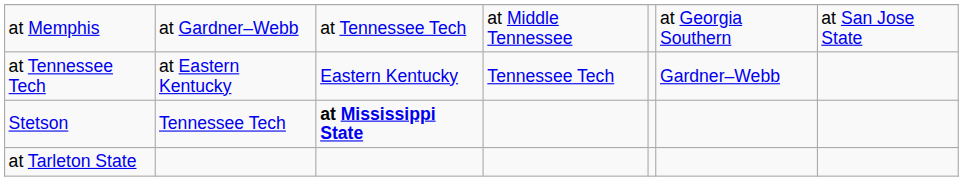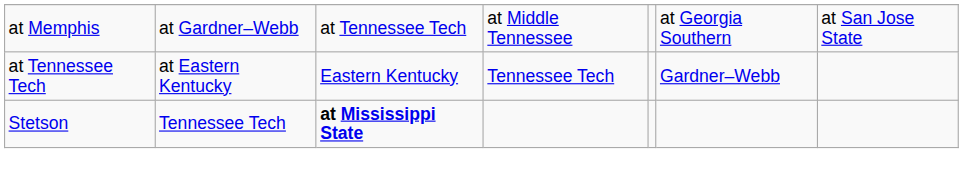- row: (73, 161)
